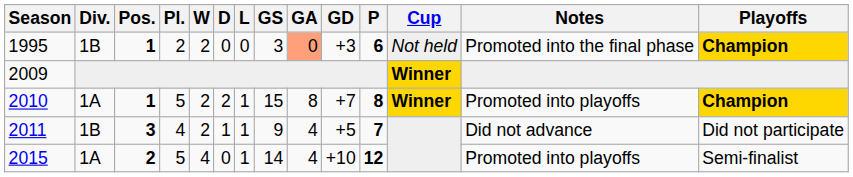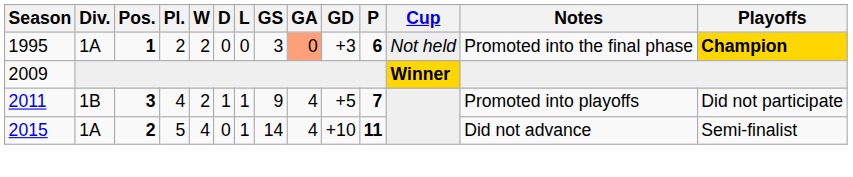(90, 46) 1B -> (90, 46) 1A
- row: (28, 102)
(529, 130) Did not advance -> (552, 102) Promoted into playoffs
(374, 158) 12 -> (373, 130) 11
(553, 158) Promoted into playoffs -> (528, 130) Did not advance
